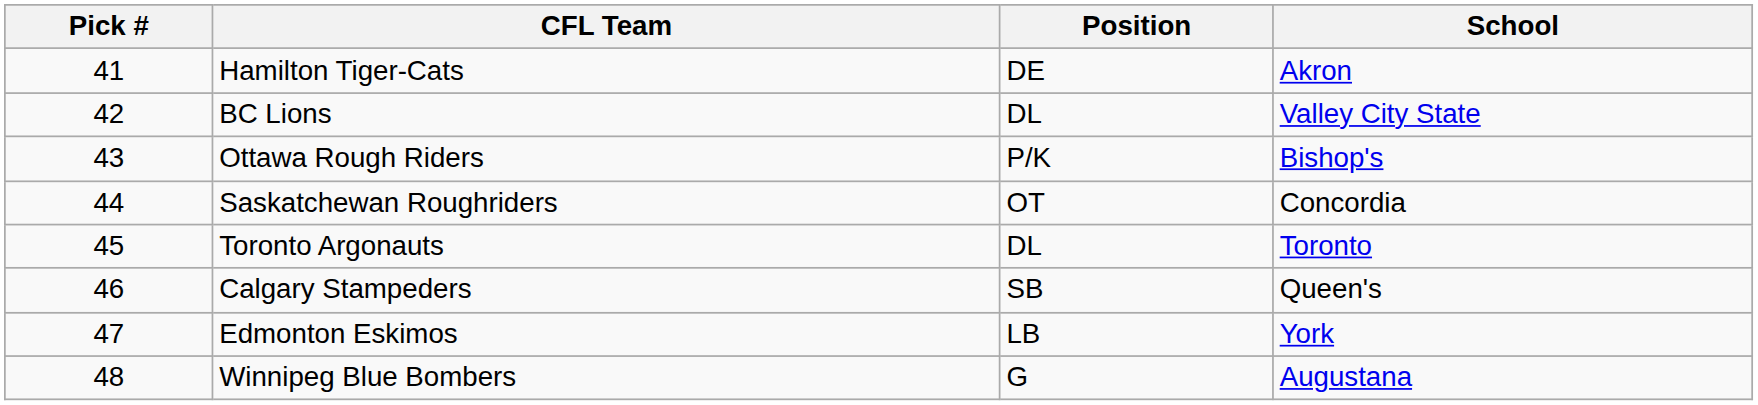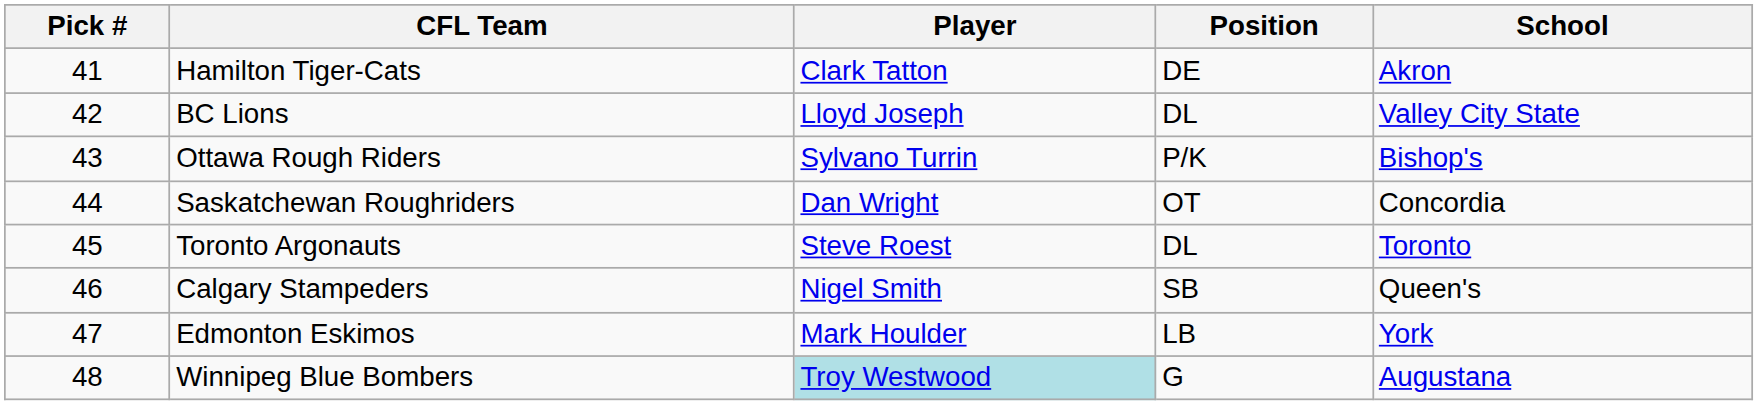+ column: (975, 26)
